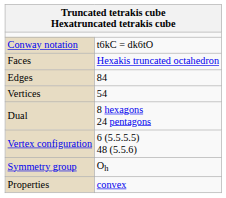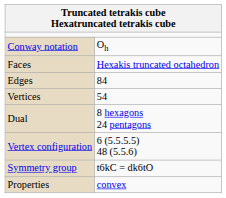(125, 45) t6kC = dk6tO -> (103, 46) Oh
(103, 167) Oh -> (125, 168) t6kC = dk6tO
